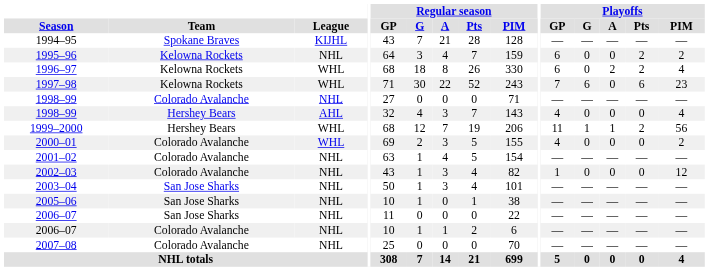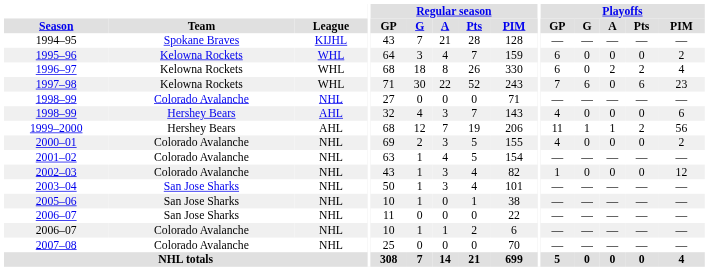(331, 55) NHL -> (331, 55) WHL
(642, 55) 2 -> (642, 55) 0
(681, 113) 4 -> (681, 113) 6
(331, 128) WHL -> (331, 128) AHL
(331, 142) WHL -> (331, 142) NHL
